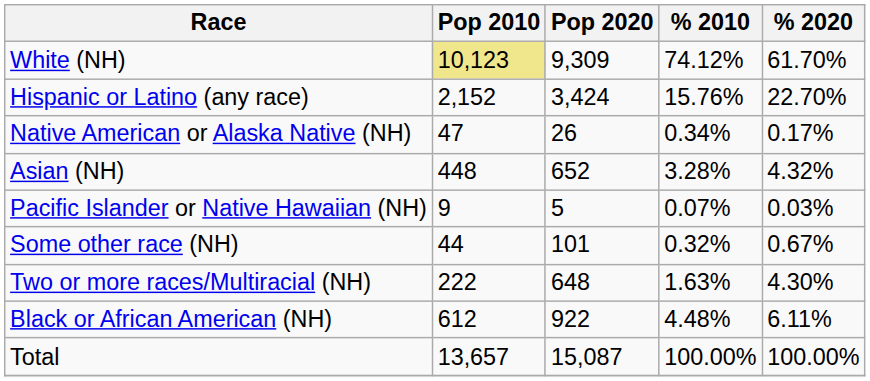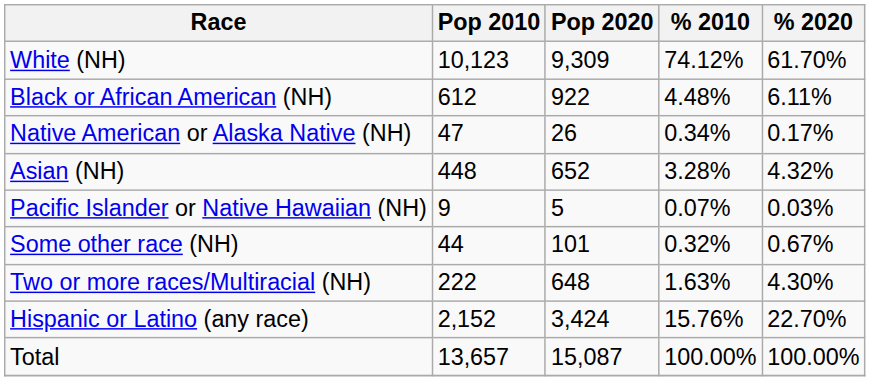(473, 60) khaki background -> (473, 60) no background
rows swapped: (171, 319) <-> (159, 97)
